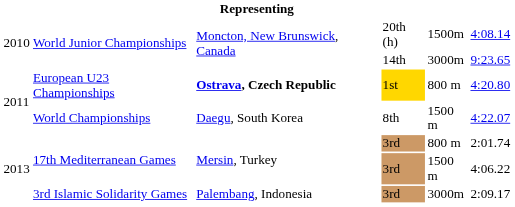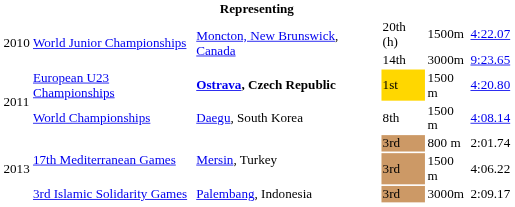(490, 34) 4:08.14 -> (490, 34) 4:22.07
(444, 85) 800 m -> (441, 85) 1500 m
(490, 117) 4:22.07 -> (490, 117) 4:08.14
